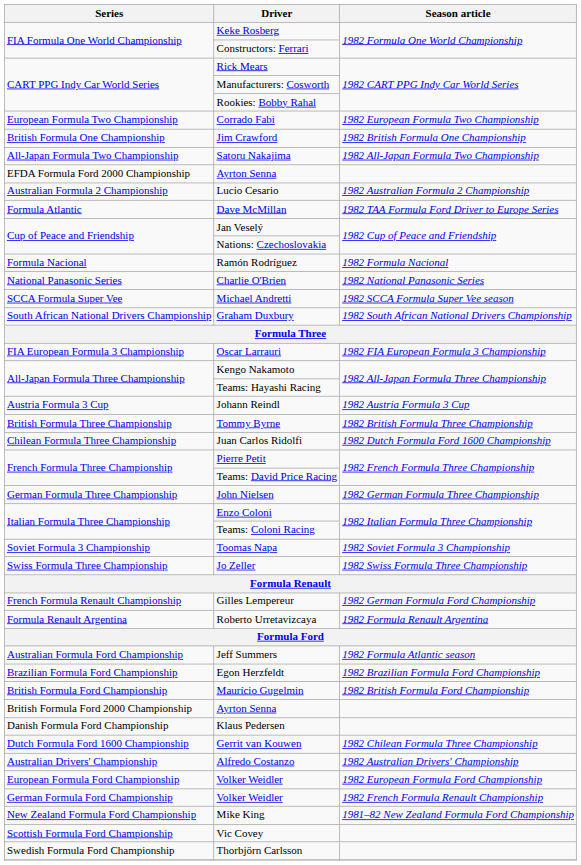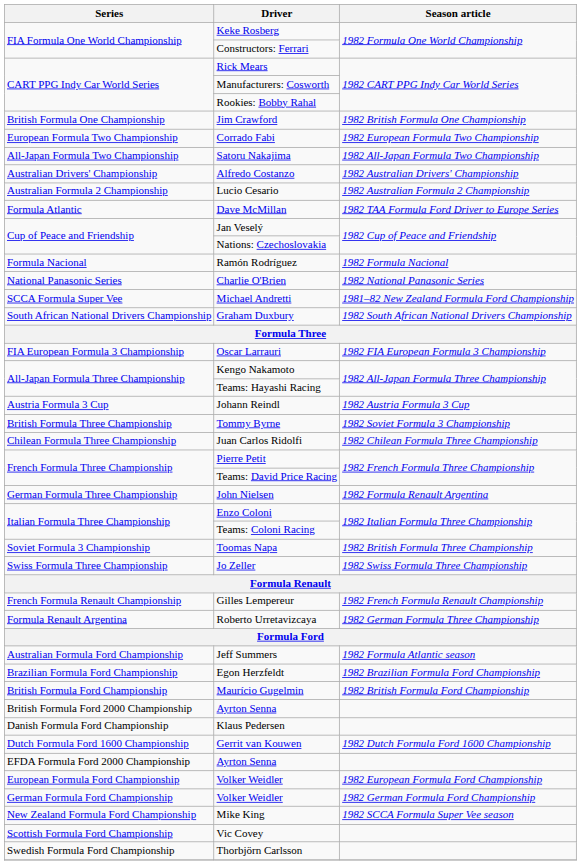rows swapped: (92, 120) <-> (86, 138)
rows swapped: (82, 761) <-> (99, 173)
(428, 298) 1982 SCCA Formula Super Vee season -> (458, 298) 1981–82 New Zealand Formula Ford Championship
(437, 423) 1982 British Formula Three Championship -> (426, 423) 1982 Soviet Formula 3 Championship
(446, 441) 1982 Dutch Formula Ford 1600 Championship -> (440, 441) 1982 Chilean Formula Three Championship
(441, 494) 1982 German Formula Three Championship -> (415, 494) 1982 Formula Renault Argentina
(426, 548) 1982 Soviet Formula 3 Championship -> (437, 548) 1982 British Formula Three Championship
(439, 601) 1982 German Formula Ford Championship -> (443, 601) 1982 French Formula Renault Championship
(415, 619) 1982 Formula Renault Argentina -> (441, 619) 1982 German Formula Three Championship
(440, 744) 1982 Chilean Formula Three Championship -> (446, 744) 1982 Dutch Formula Ford 1600 Championship
(443, 797) 1982 French Formula Renault Championship -> (439, 797) 1982 German Formula Ford Championship
(458, 815) 1981–82 New Zealand Formula Ford Championship -> (428, 815) 1982 SCCA Formula Super Vee season
